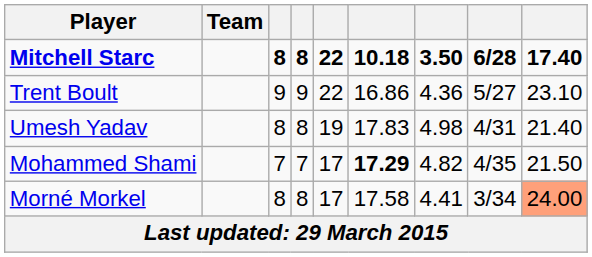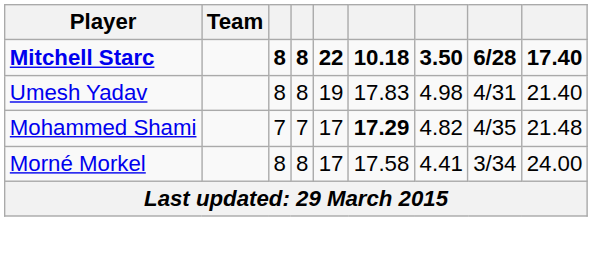- row: (64, 92)
(554, 163) 21.50 -> (554, 127) 21.48
(554, 198) lightsalmon background -> (554, 163) no background
